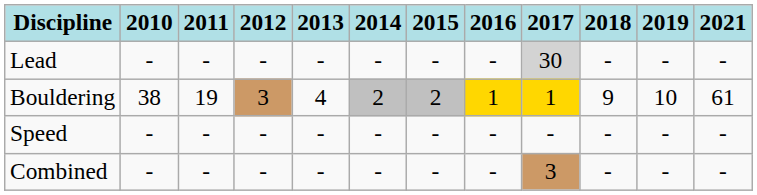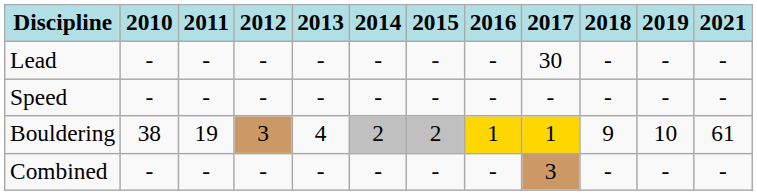(550, 60) lightgrey background -> (550, 60) no background
rows swapped: (63, 97) <-> (39, 134)
